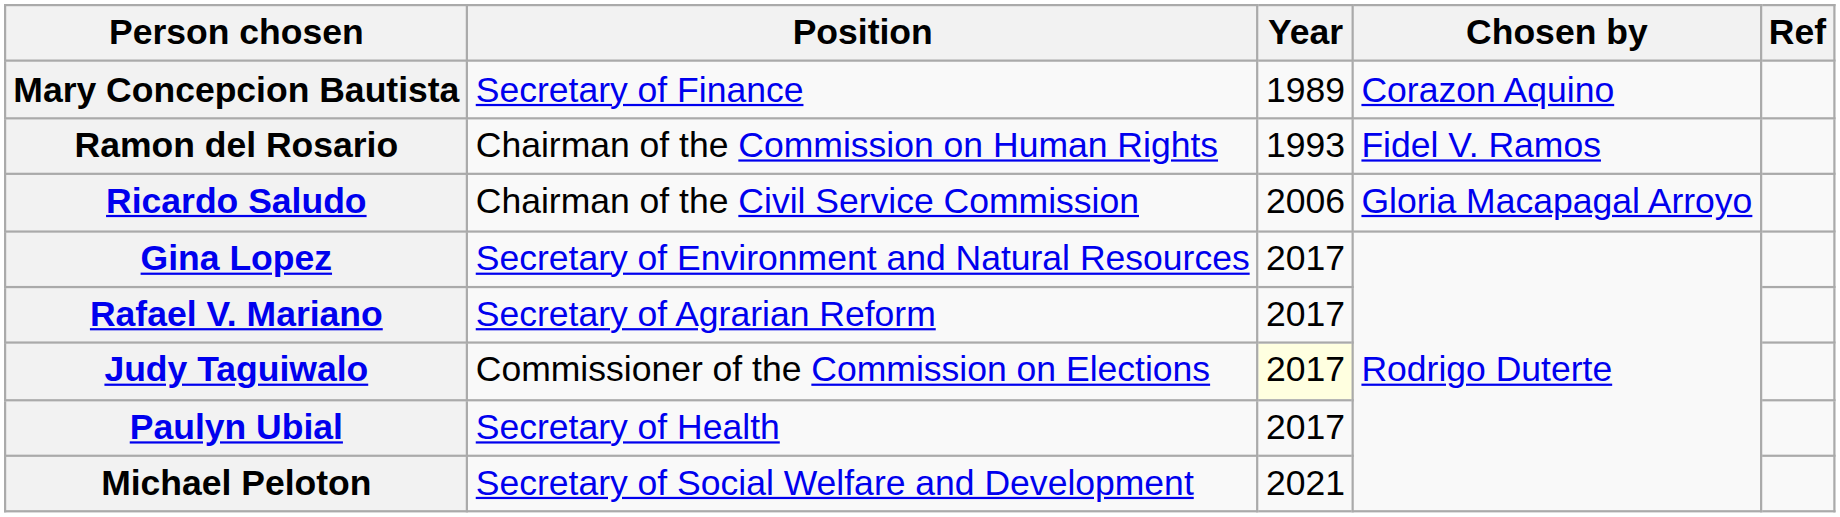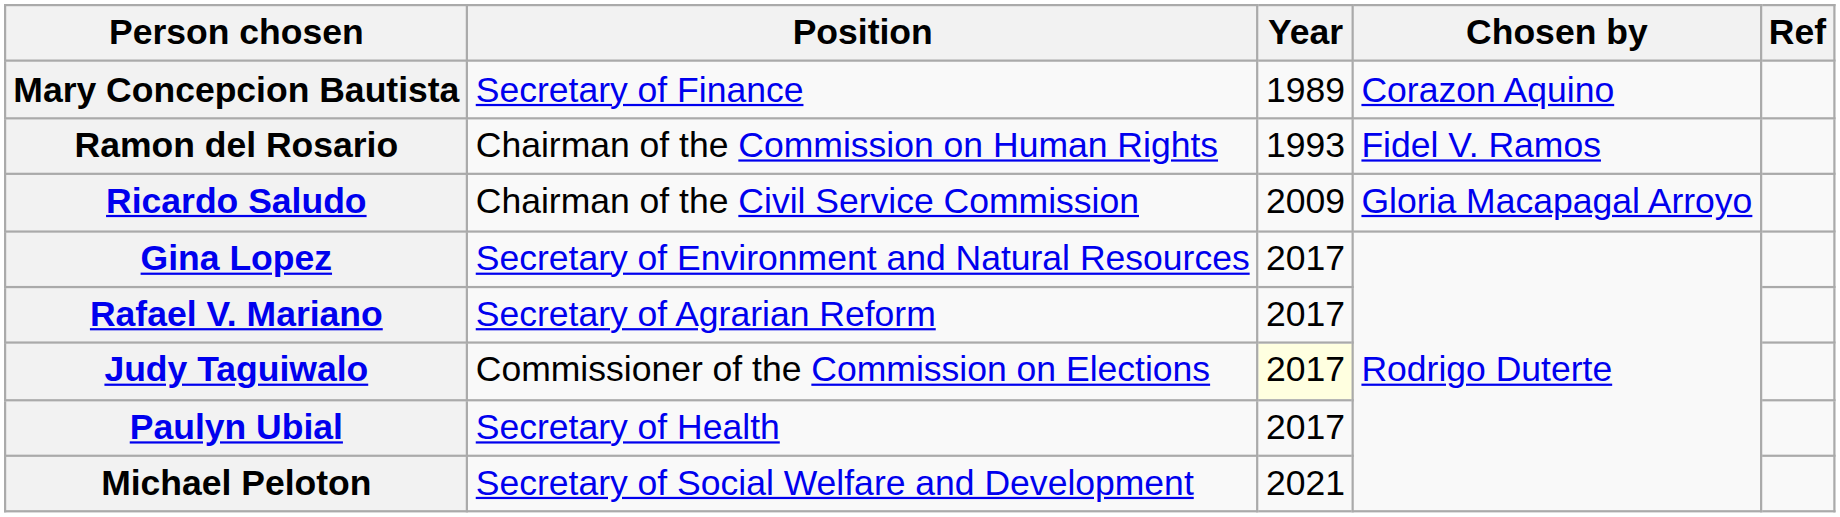(1306, 201) 2006 -> (1306, 201) 2009
